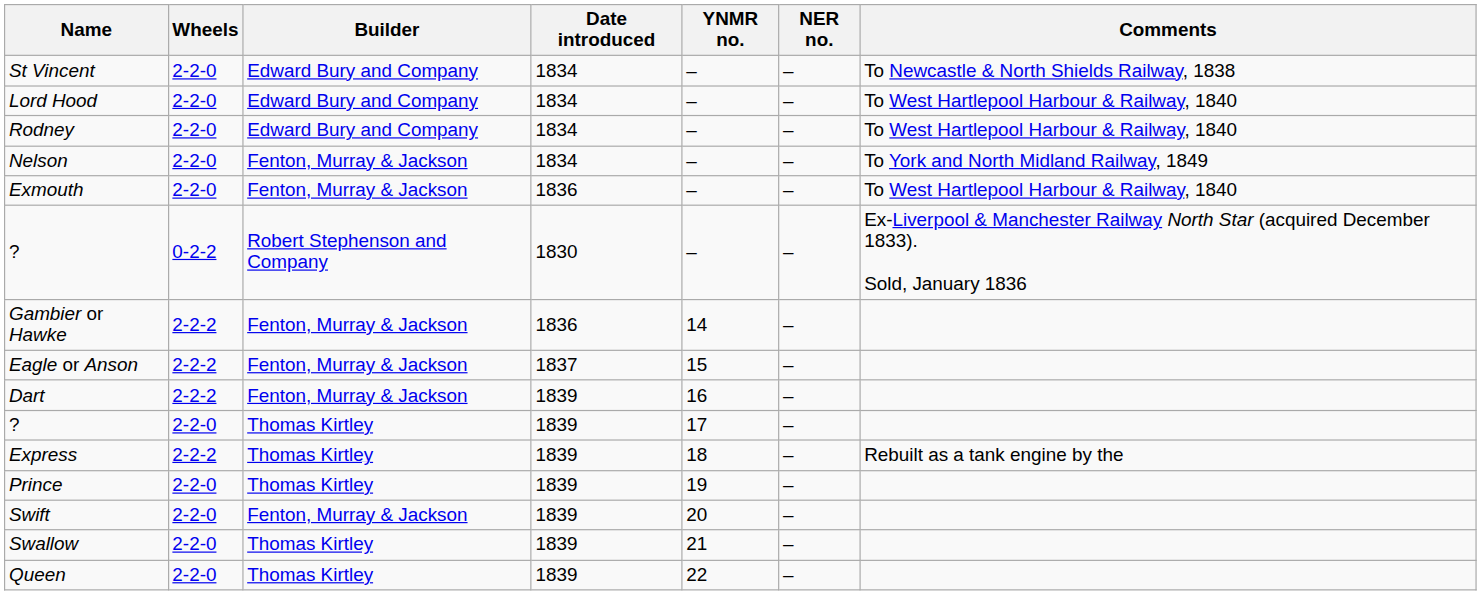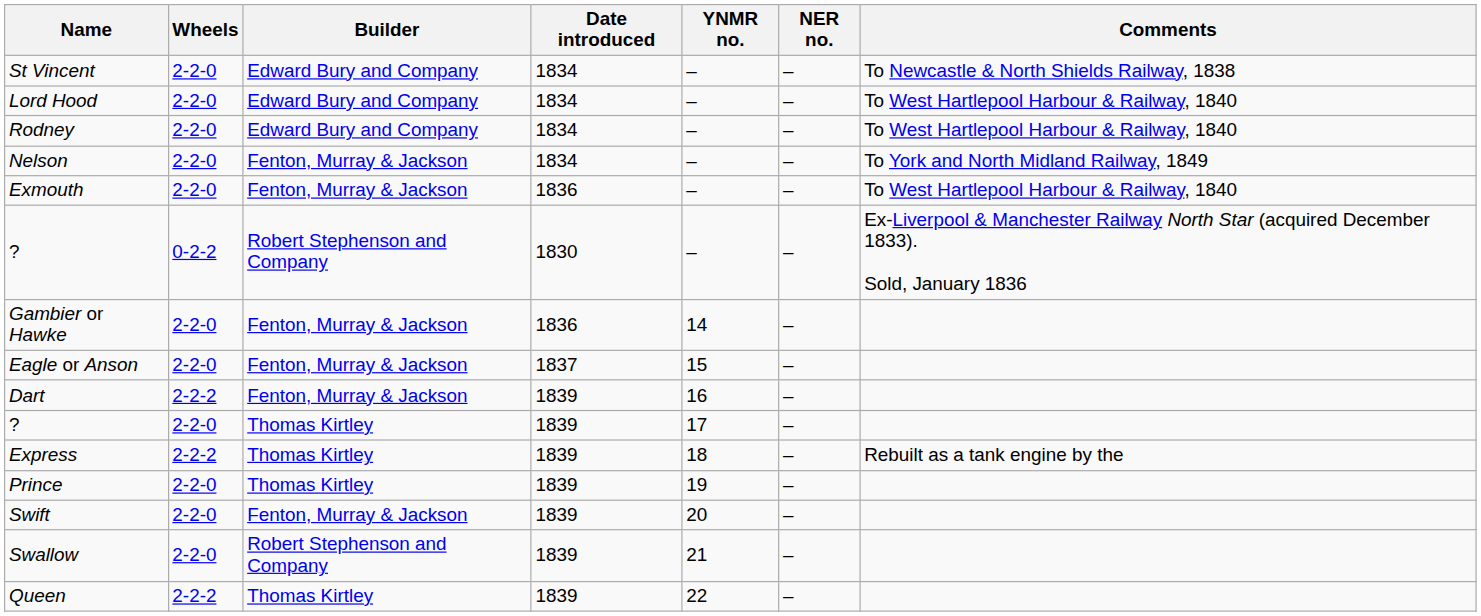(194, 324) 2-2-2 -> (194, 324) 2-2-0
(194, 365) 2-2-2 -> (194, 365) 2-2-0
(310, 544) Thomas Kirtley -> (347, 555) Robert Stephenson and Company
(194, 574) 2-2-0 -> (194, 596) 2-2-2
